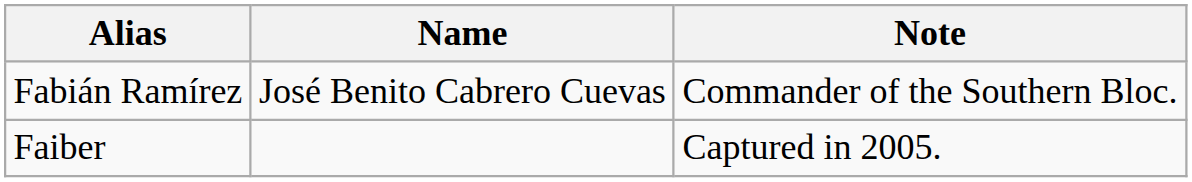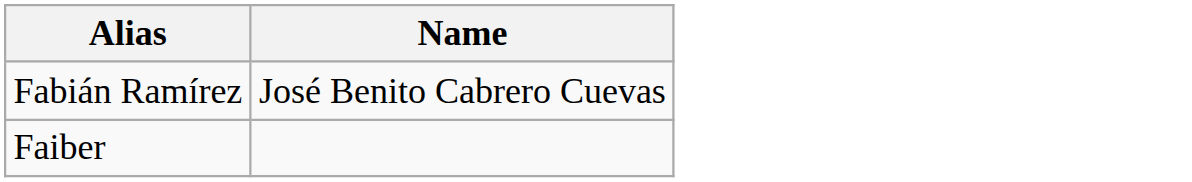- column: (930, 33)
